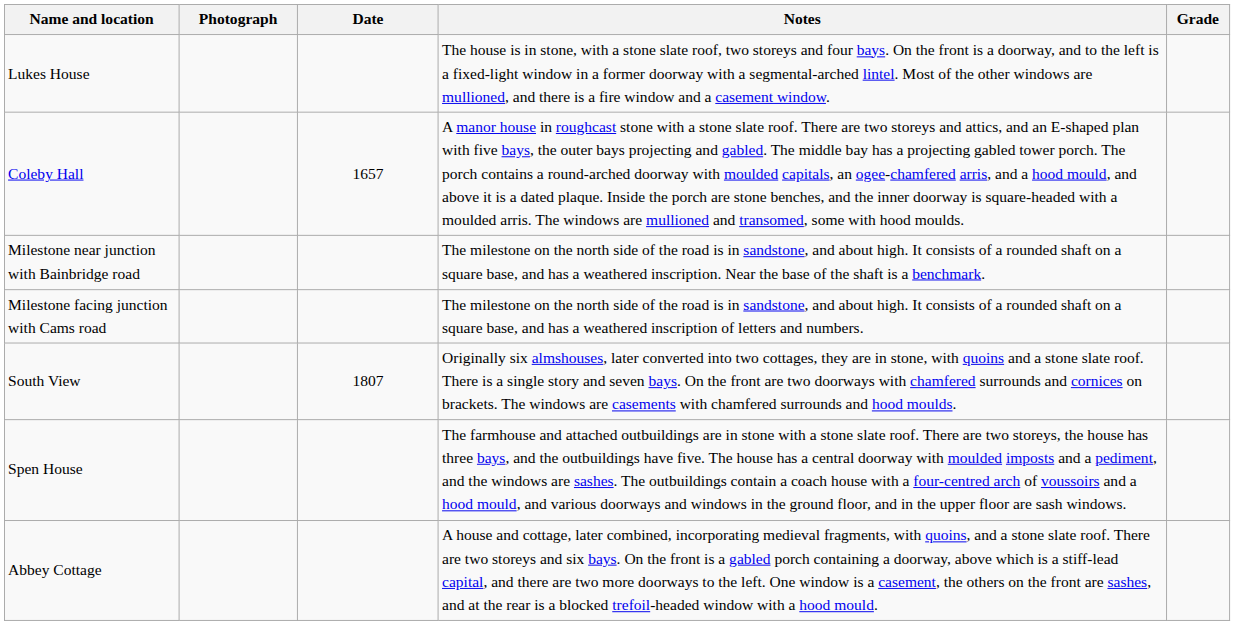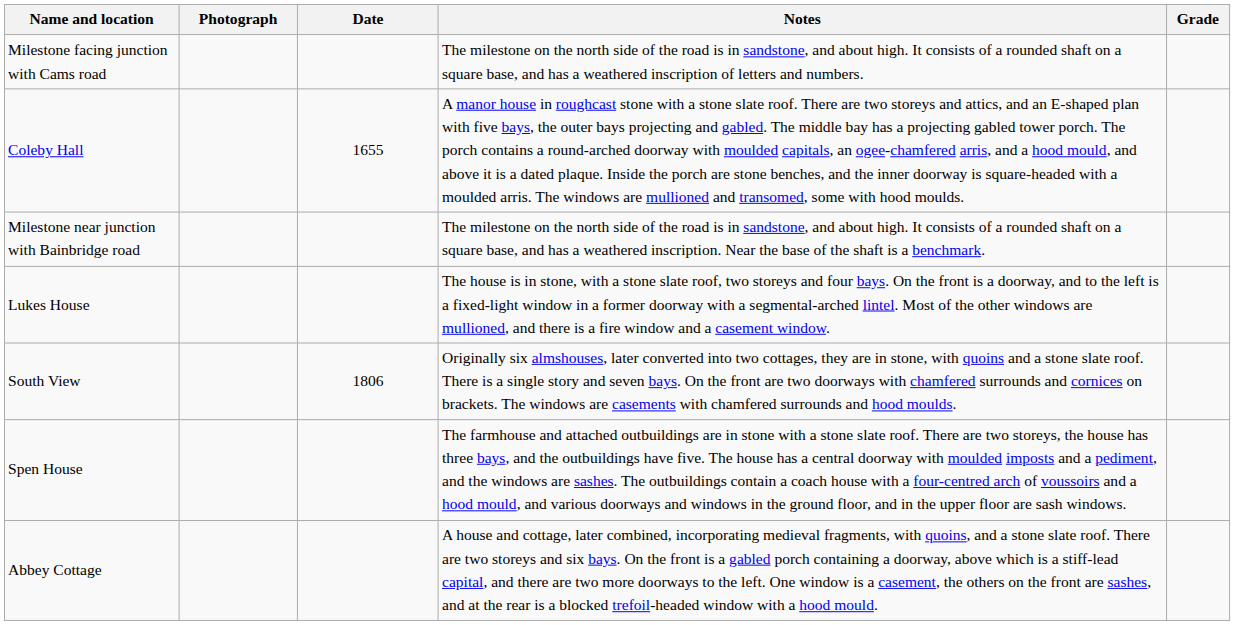rows swapped: (49, 73) <-> (88, 316)
(368, 173) 1657 -> (368, 150) 1655
(368, 381) 1807 -> (368, 381) 1806
